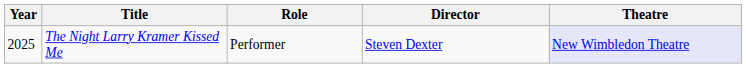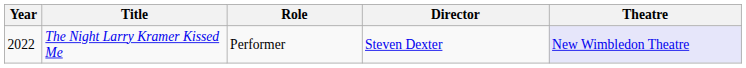(21, 44) 2025 -> (21, 44) 2022
